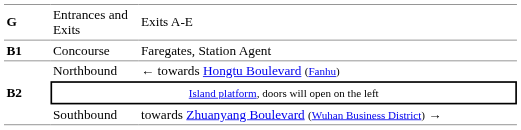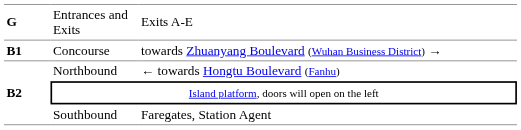(206, 50) Faregates, Station Agent -> (291, 50) towards Zhuanyang Boulevard (Wuhan Business District) →
(291, 114) towards Zhuanyang Boulevard (Wuhan Business District) → -> (206, 114) Faregates, Station Agent
